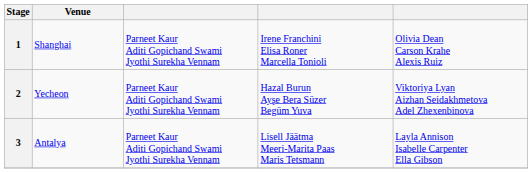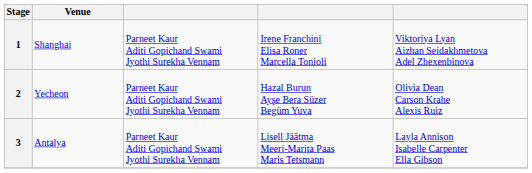(423, 50) Olivia Dean Carson Krahe Alexis Ruiz -> (441, 50) Viktoriya Lyan Aizhan Seidakhmetova Adel Zhexenbinova
(441, 99) Viktoriya Lyan Aizhan Seidakhmetova Adel Zhexenbinova -> (423, 99) Olivia Dean Carson Krahe Alexis Ruiz
